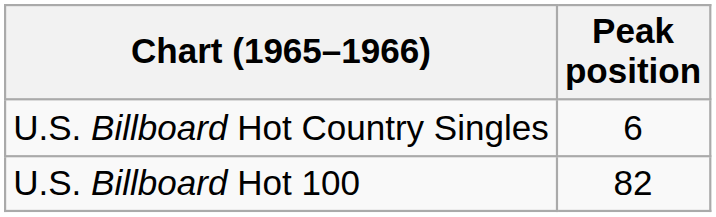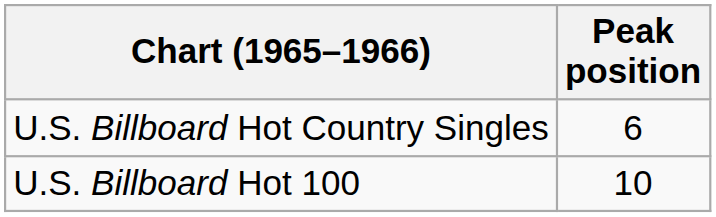(633, 182) 82 -> (633, 182) 10
